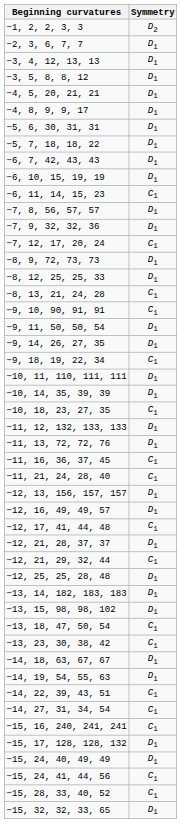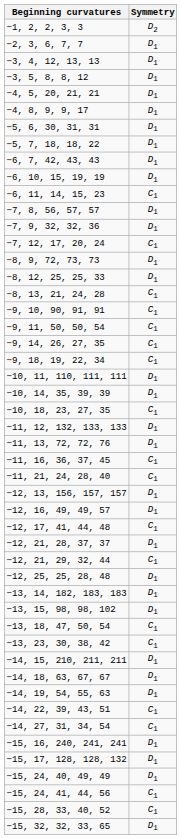(153, 327) D1 -> (153, 327) C1
(153, 344) D1 -> (153, 344) C1
+ row: (67, 660)
(153, 727) C1 -> (153, 743) D1
